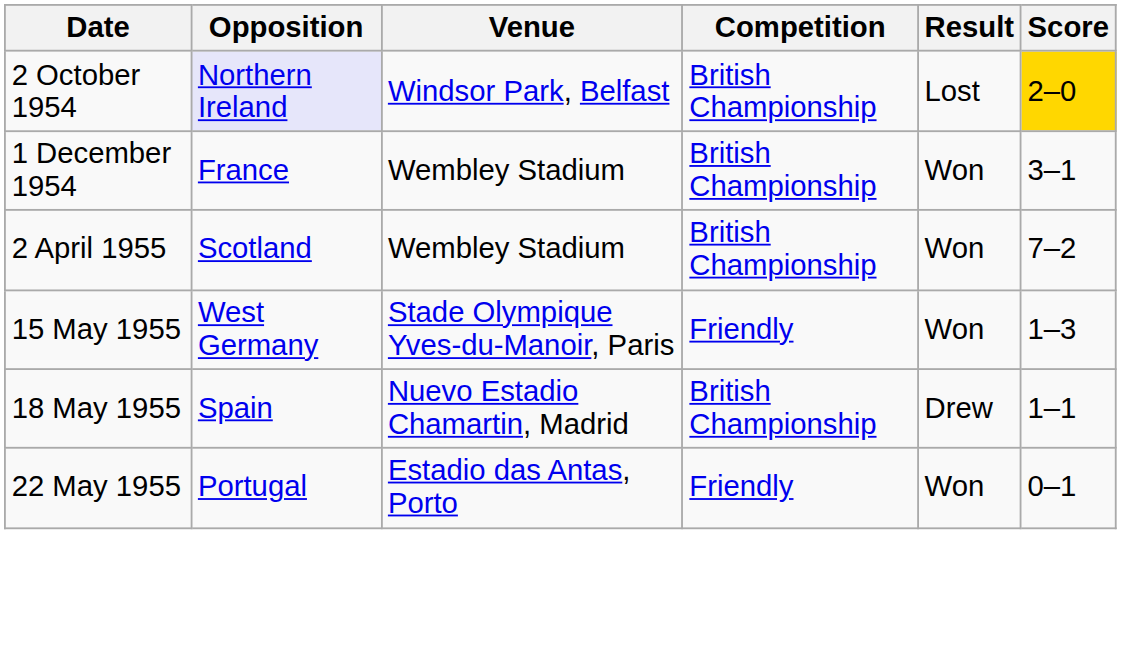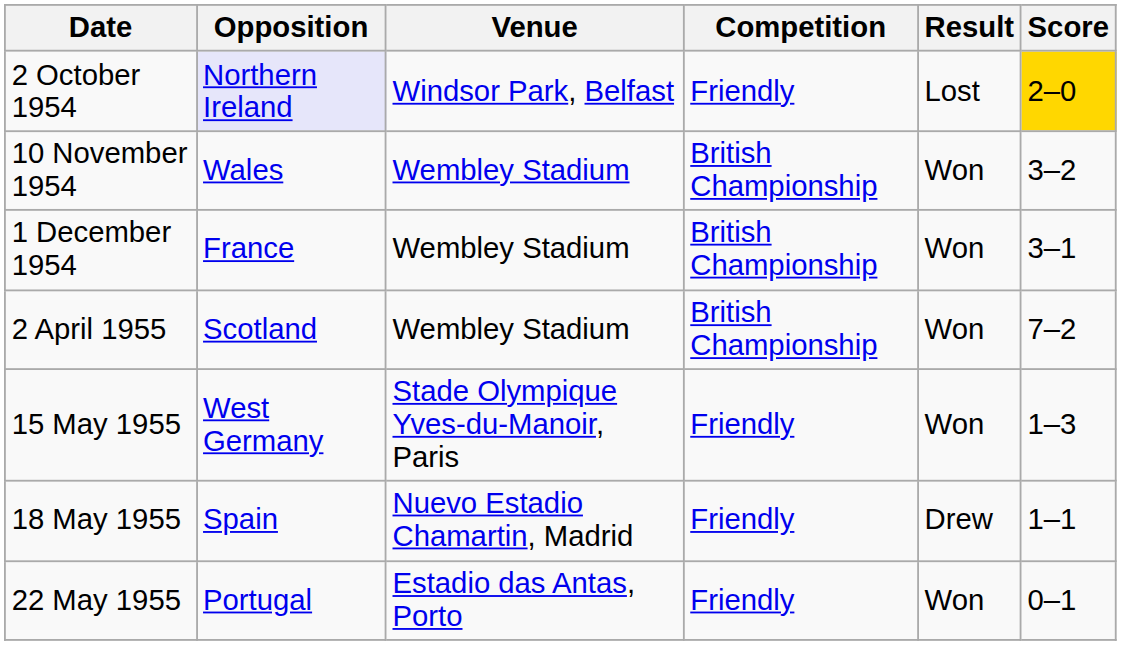(783, 90) British Championship -> (742, 90) Friendly
+ row: (100, 170)
(783, 408) British Championship -> (742, 520) Friendly
